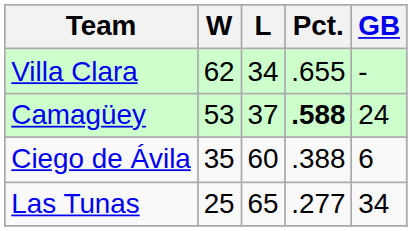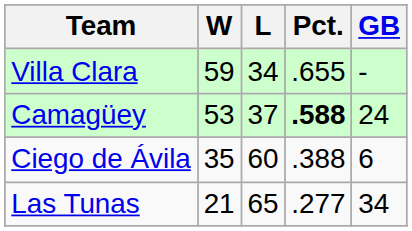(219, 70) 62 -> (219, 70) 59
(219, 203) 25 -> (219, 203) 21
